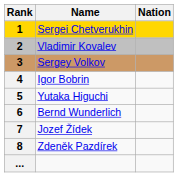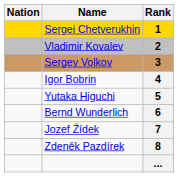columns swapped: (20, 12) <-> (154, 12)
